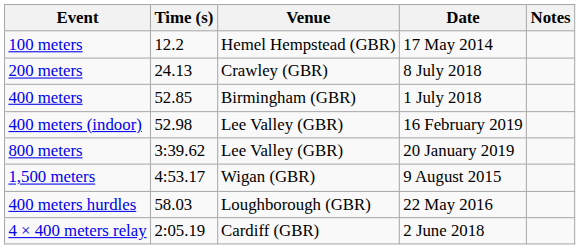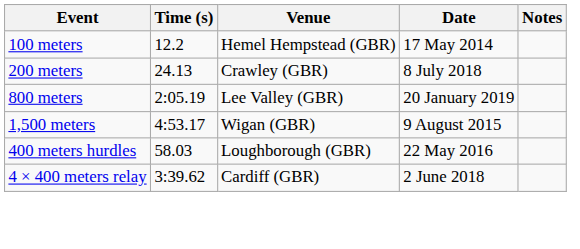- row: (45, 97)
- row: (75, 124)
(180, 151) 3:39.62 -> (180, 97) 2:05.19
(180, 230) 2:05.19 -> (180, 177) 3:39.62
